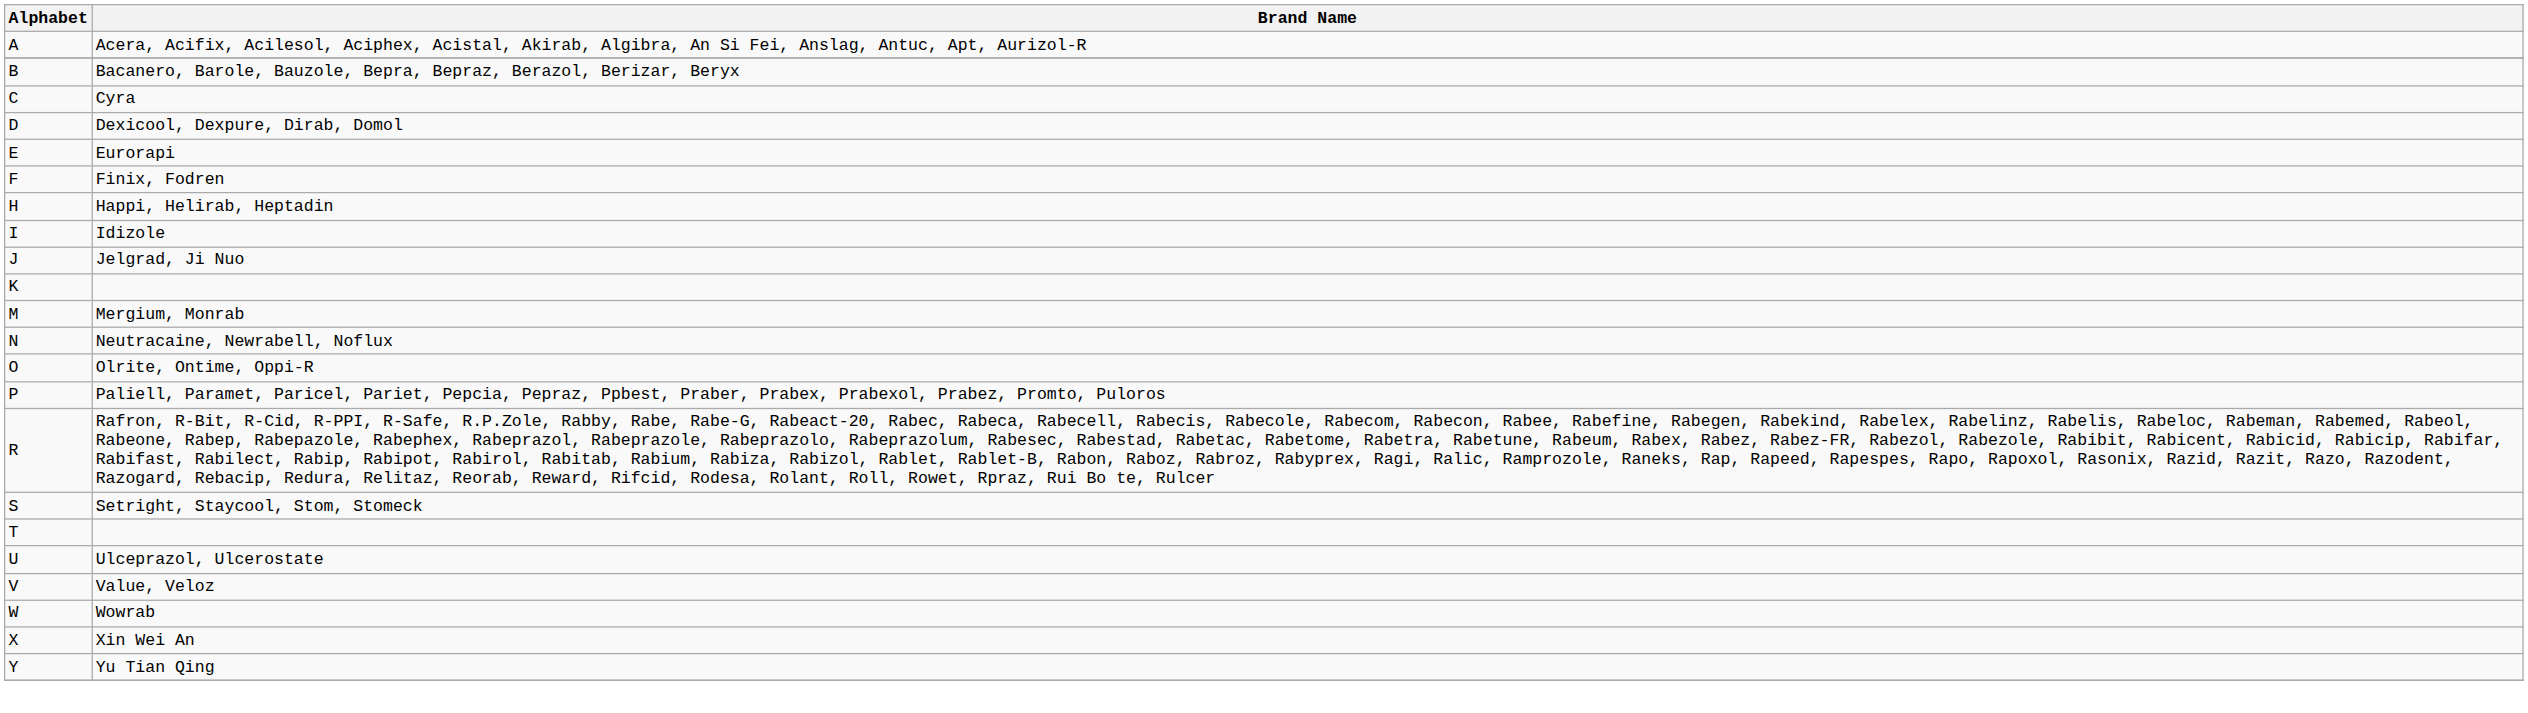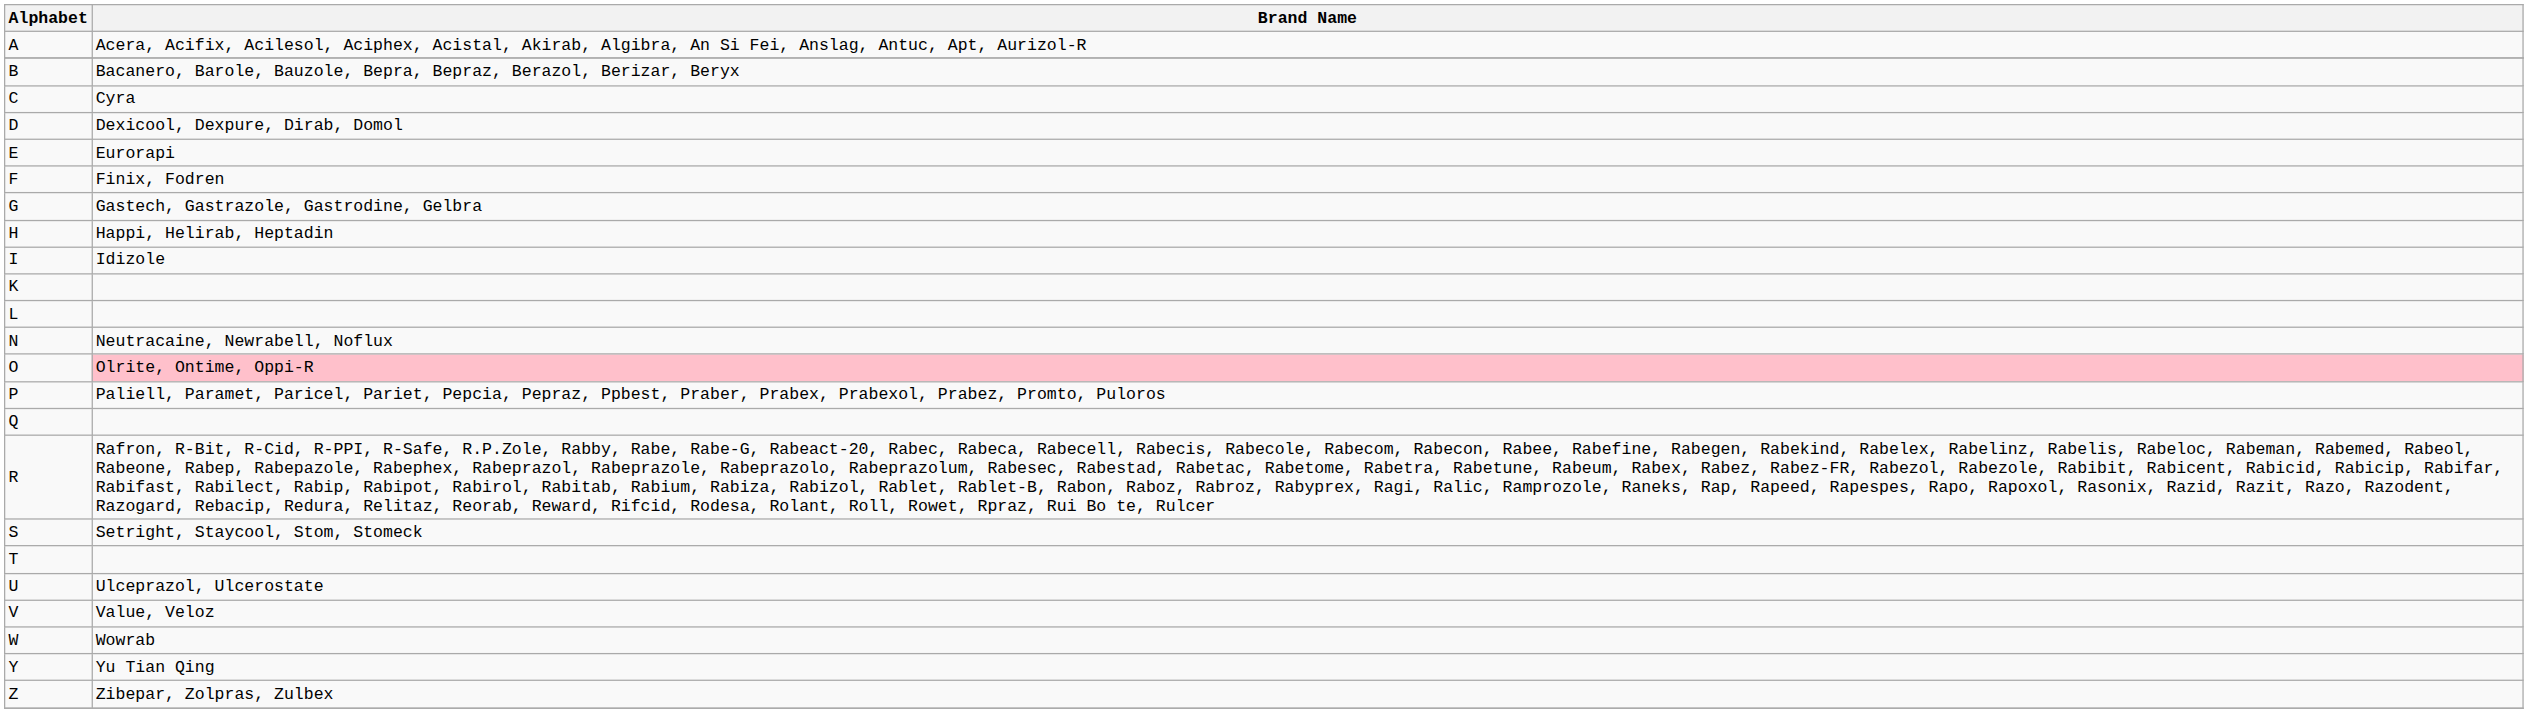+ row: (14, 206)
- row: (14, 260)
+ row: (14, 314)
- row: (14, 314)
(205, 368) no background -> (205, 368) pink background
+ row: (14, 422)
- row: (14, 640)
+ row: (14, 694)
